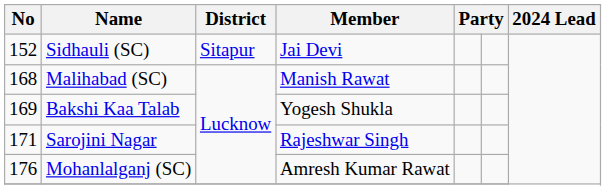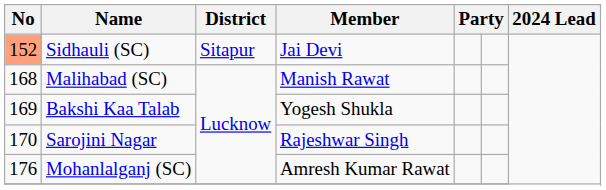(23, 49) no background -> (23, 49) lightsalmon background
(23, 139) 171 -> (23, 139) 170
